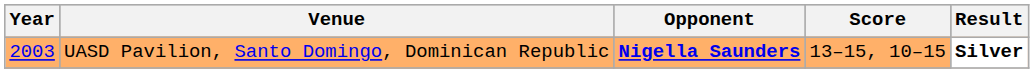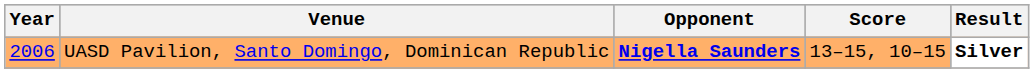(32, 52) 2003 -> (32, 52) 2006
